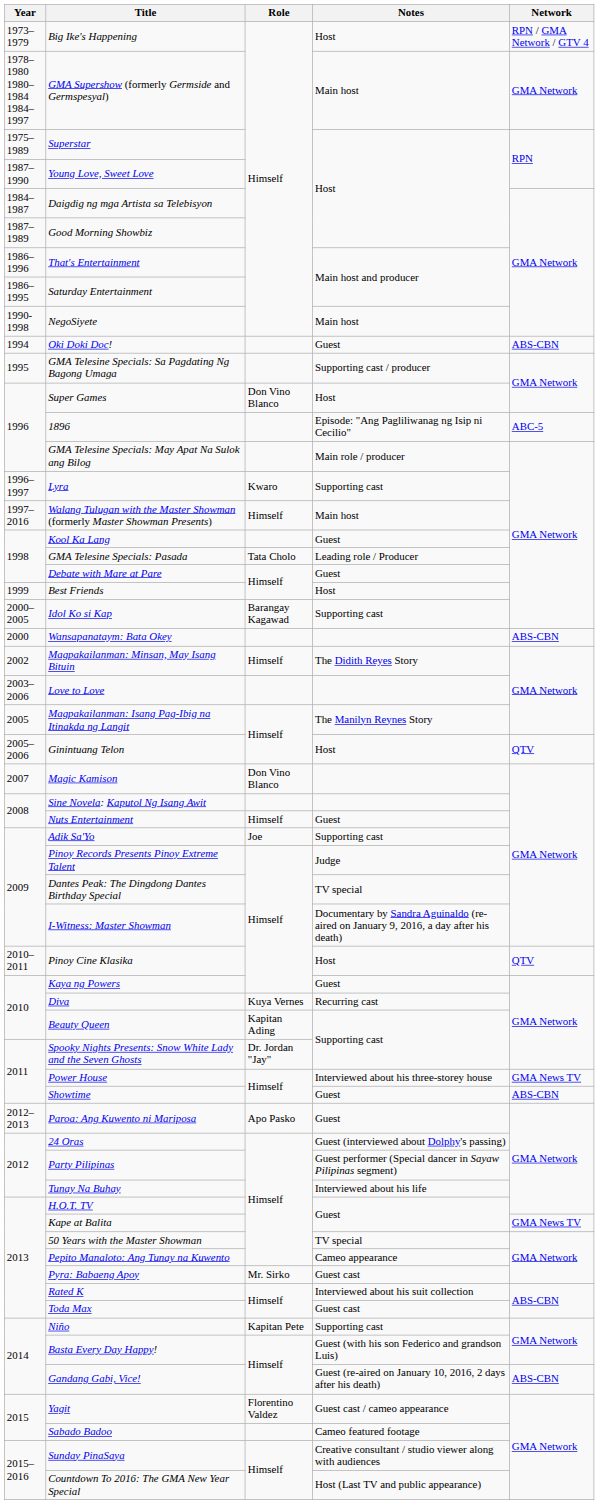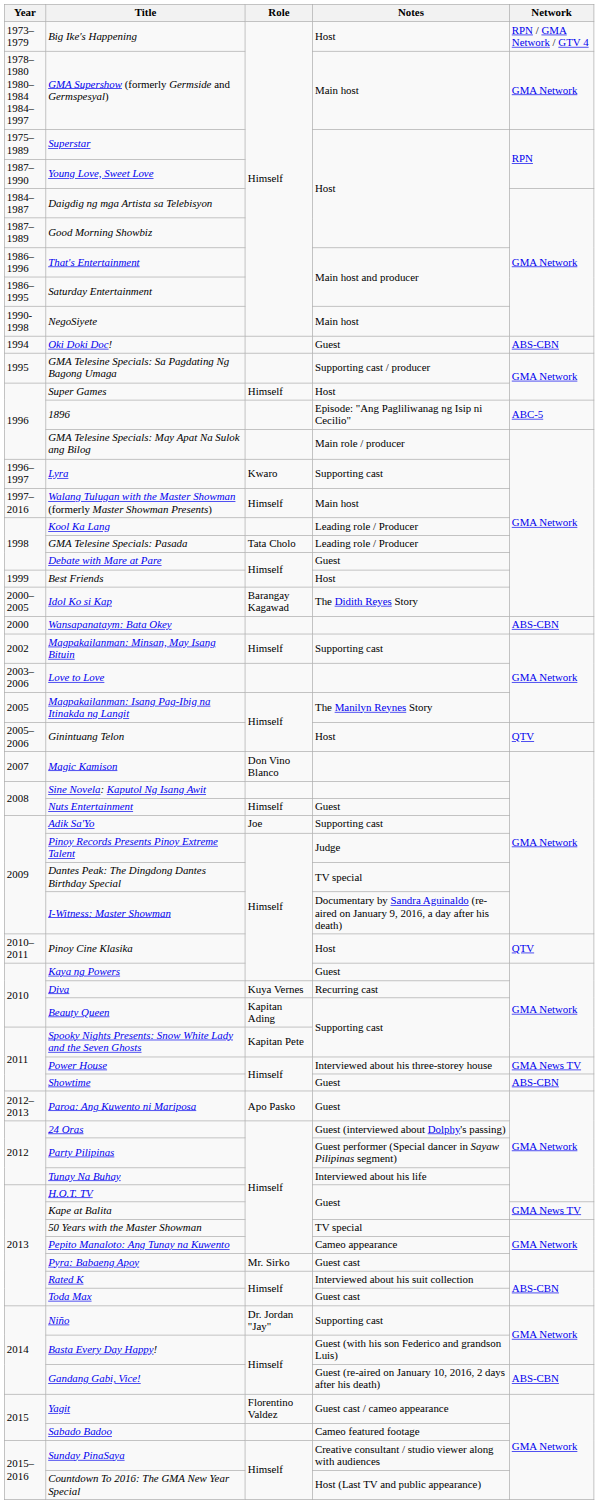(269, 397) Don Vino Blanco -> (265, 391) Himself
(328, 539) Guest -> (367, 526) Leading role / Producer
(349, 614) Supporting cast -> (367, 601) The Didith Reyes Story
(367, 660) The Didith Reyes Story -> (349, 648) Supporting cast
(271, 1054) Dr. Jordan "Jay" -> (276, 1042) Kapitan Pete
(276, 1326) Kapitan Pete -> (271, 1320) Dr. Jordan "Jay"
